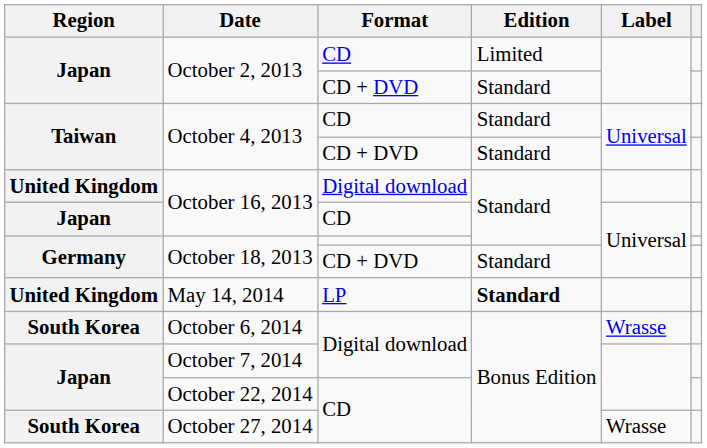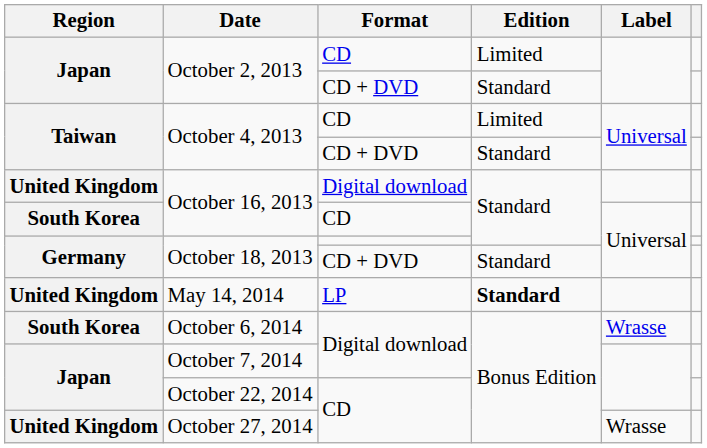(514, 119) Standard -> (510, 119) Limited
(84, 218) Japan -> (84, 218) South Korea
(84, 426) South Korea -> (84, 426) United Kingdom
